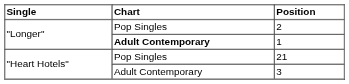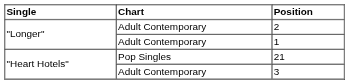(140, 27) Pop Singles -> (162, 27) Adult Contemporary
(162, 42) bold -> (162, 42) normal
